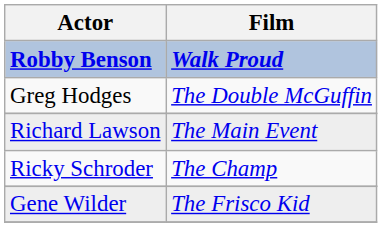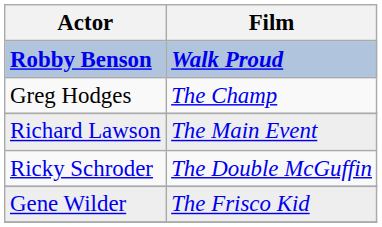(272, 95) The Double McGuffin -> (224, 95) The Champ
(224, 167) The Champ -> (272, 167) The Double McGuffin
